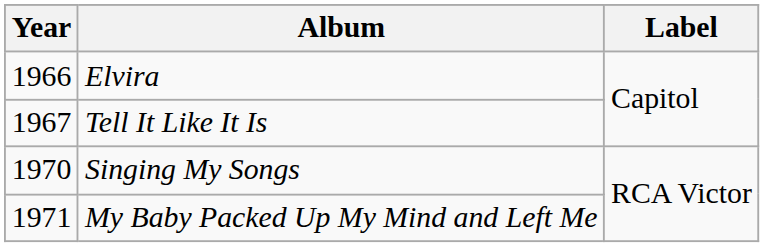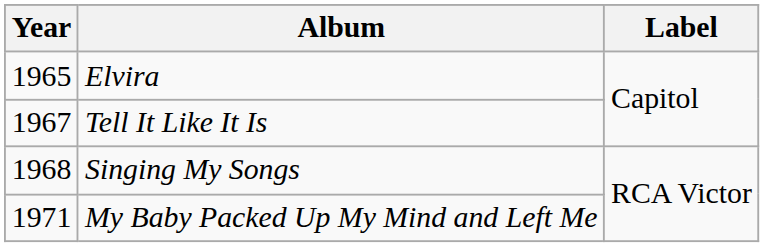(42, 75) 1966 -> (42, 75) 1965
(42, 169) 1970 -> (42, 169) 1968
